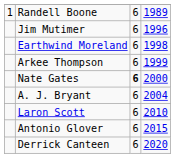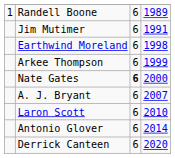(156, 29) 1996 -> (156, 29) 1991
(156, 95) 2004 -> (156, 95) 2007
(156, 128) 2015 -> (156, 128) 2014
